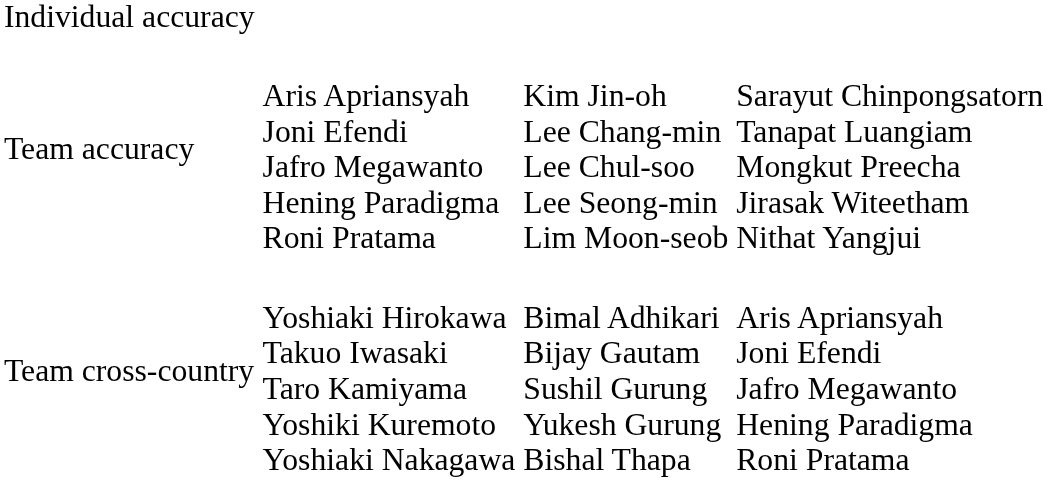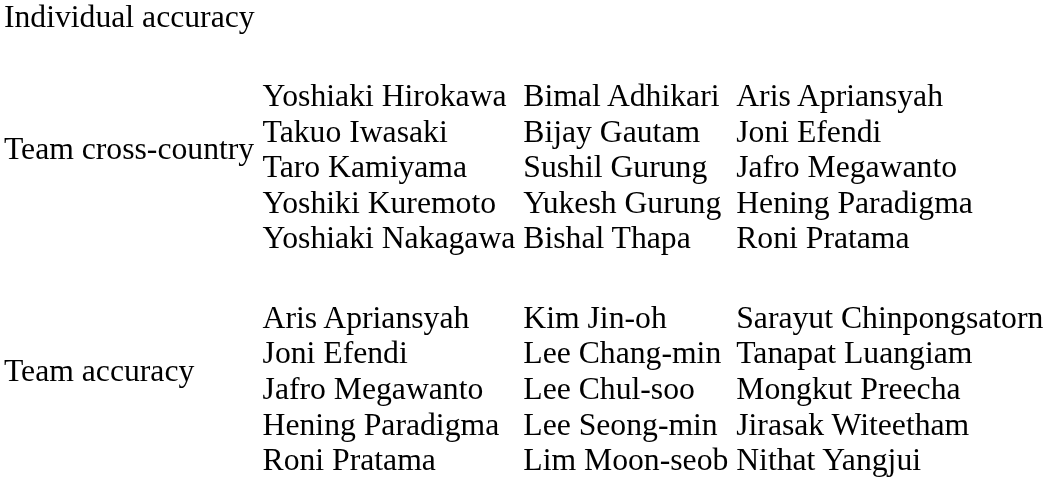rows swapped: (99, 148) <-> (129, 370)
